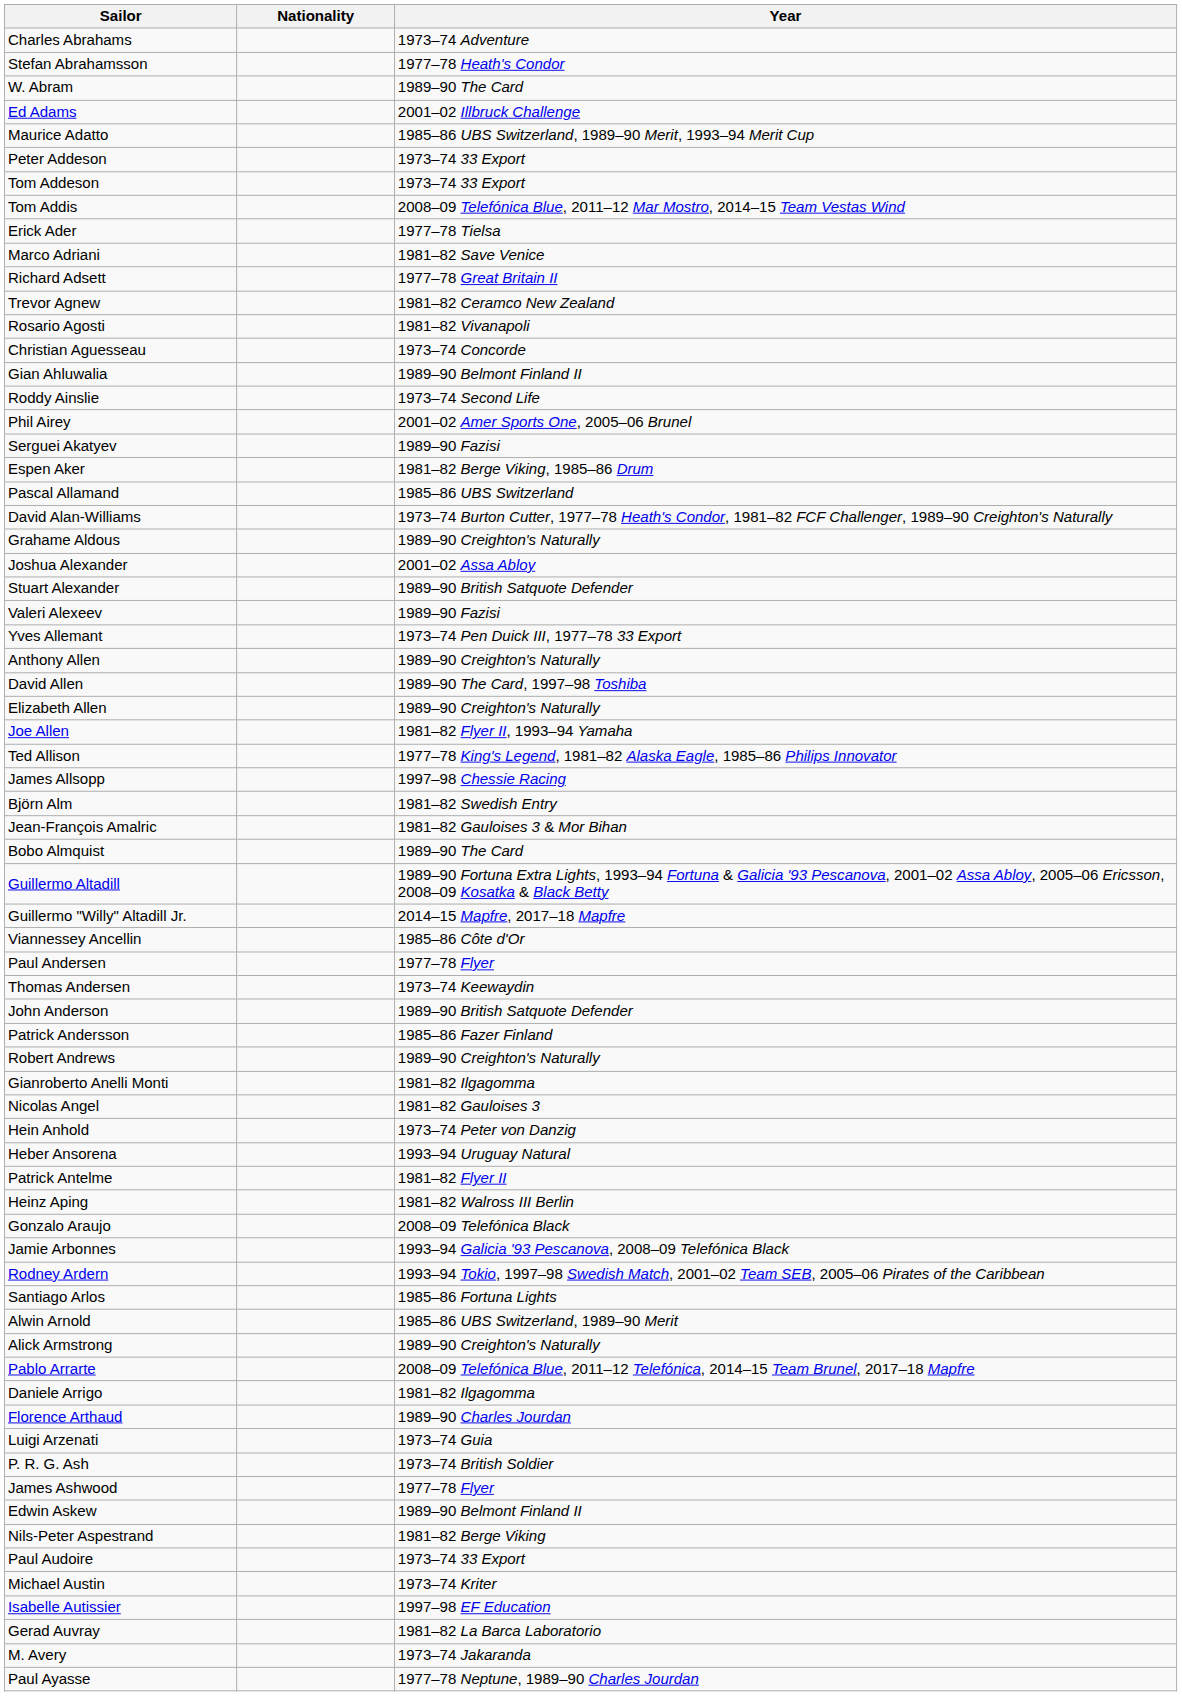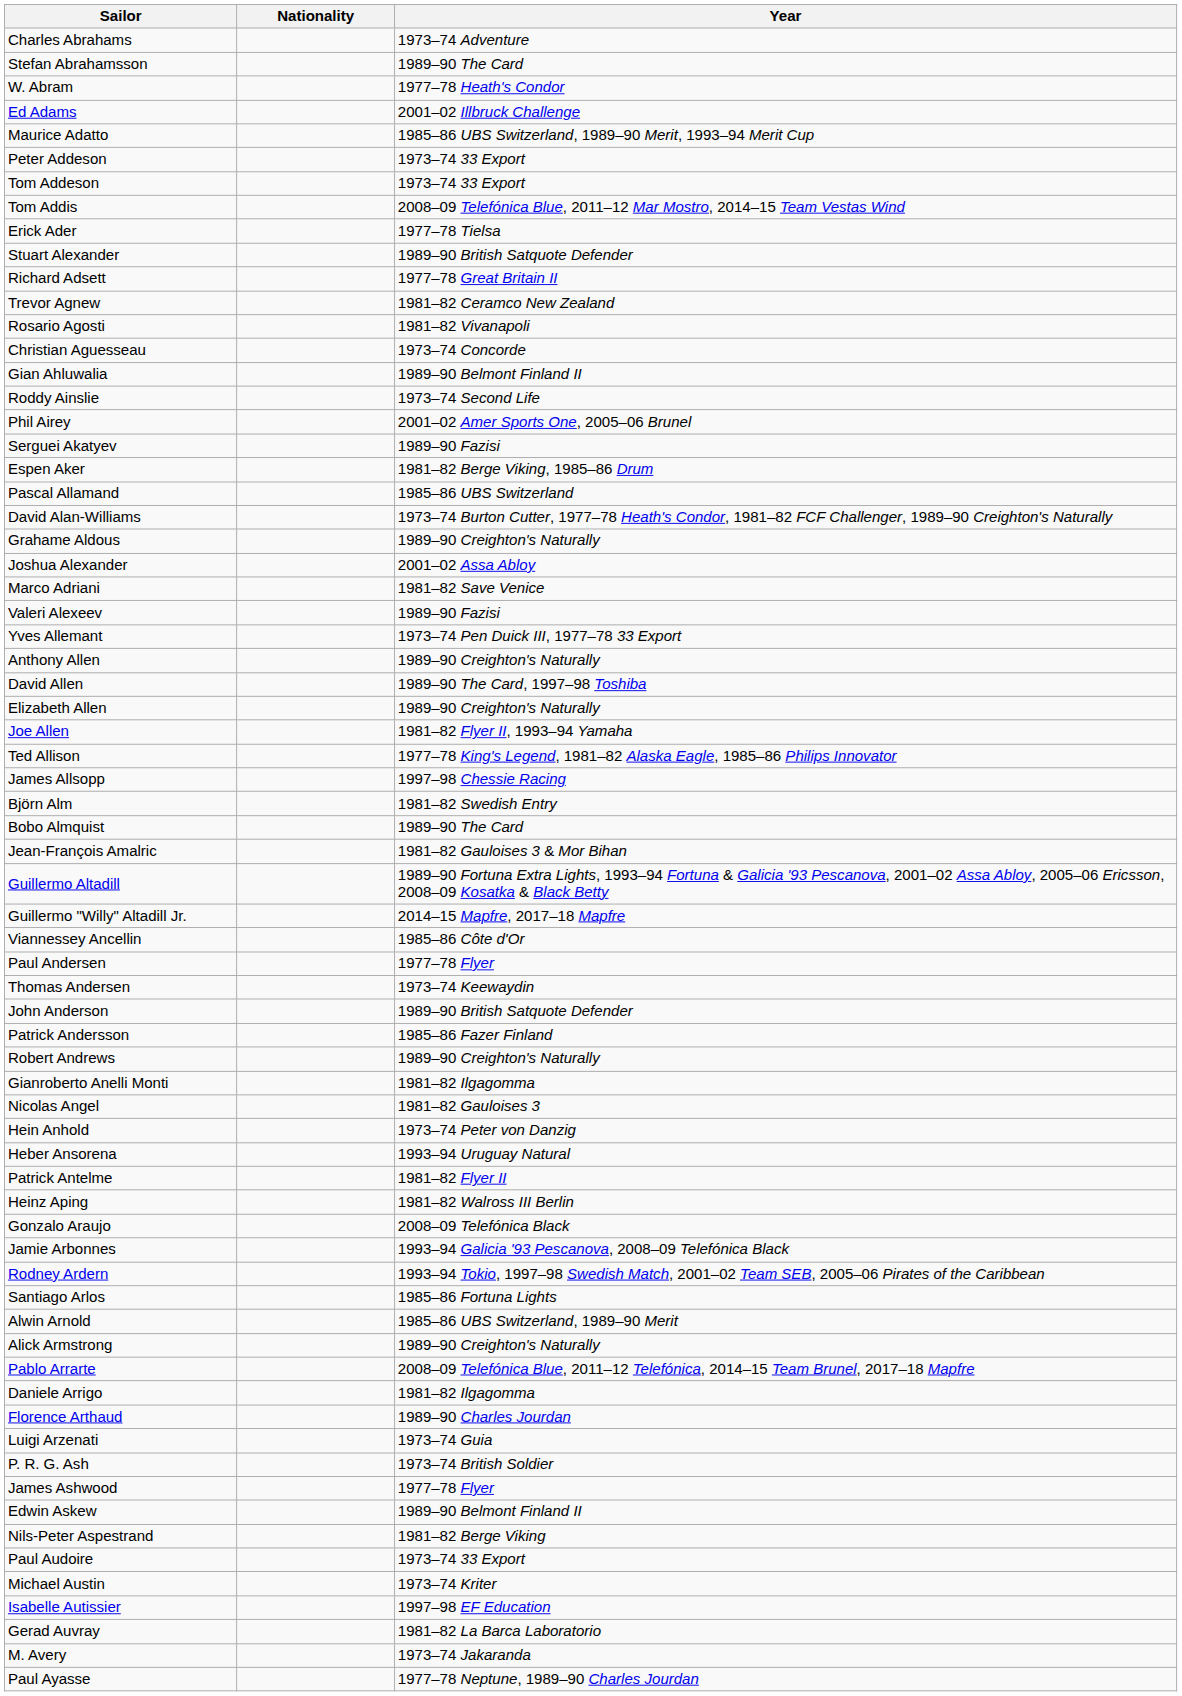(481, 64) 1977–78 Heath's Condor -> (461, 64) 1989–90 The Card
(461, 87) 1989–90 The Card -> (481, 87) 1977–78 Heath's Condor
rows swapped: (54, 254) <-> (64, 588)
rows swapped: (82, 827) <-> (56, 851)
